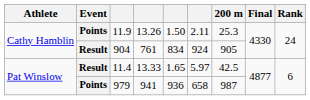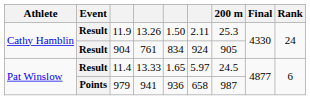(93, 31) Points -> (93, 31) Result
(229, 68) 42.5 -> (229, 68) 24.5
